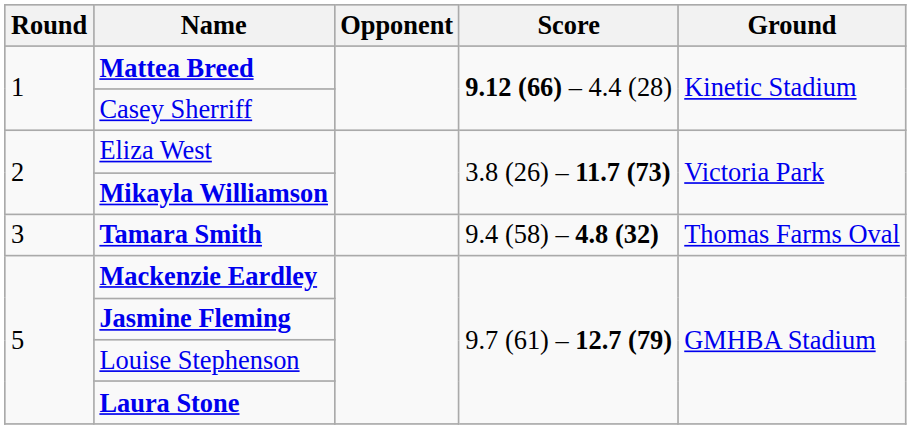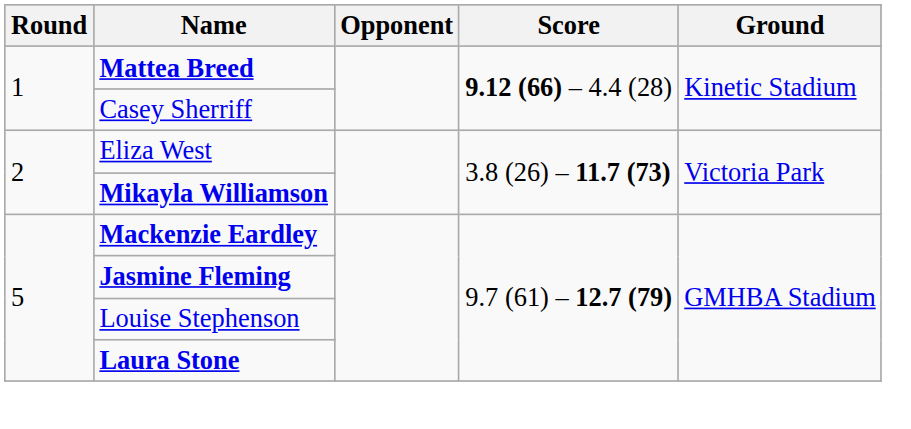- row: (181, 234)
